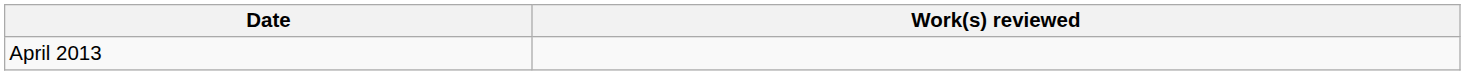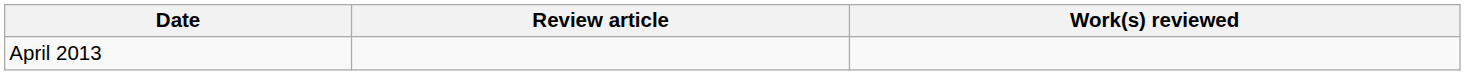+ column: (601, 20)
